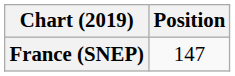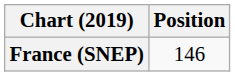(189, 53) 147 -> (189, 53) 146
